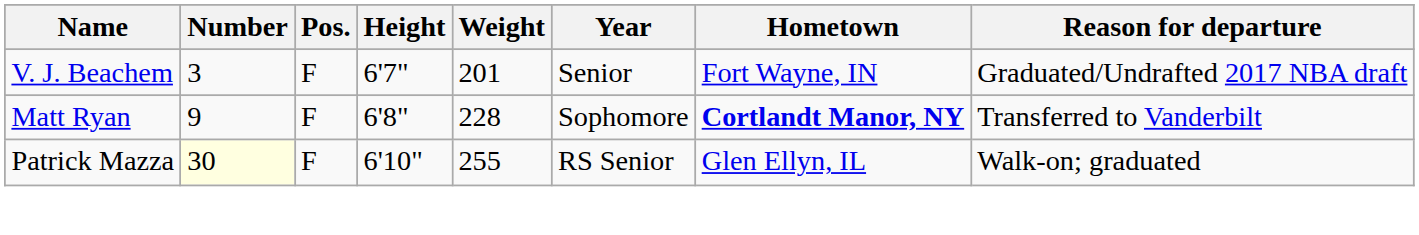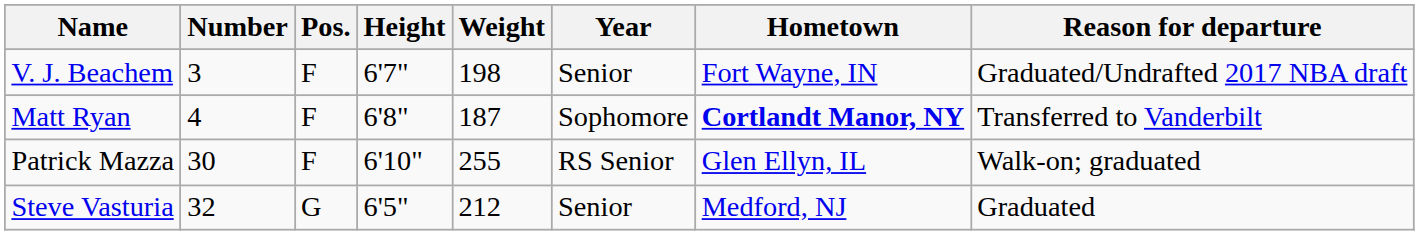(480, 71) 201 -> (480, 71) 198
(194, 116) 9 -> (194, 116) 4
(480, 116) 228 -> (480, 116) 187
(201, 161) lightyellow background -> (201, 161) no background
+ row: (93, 206)
